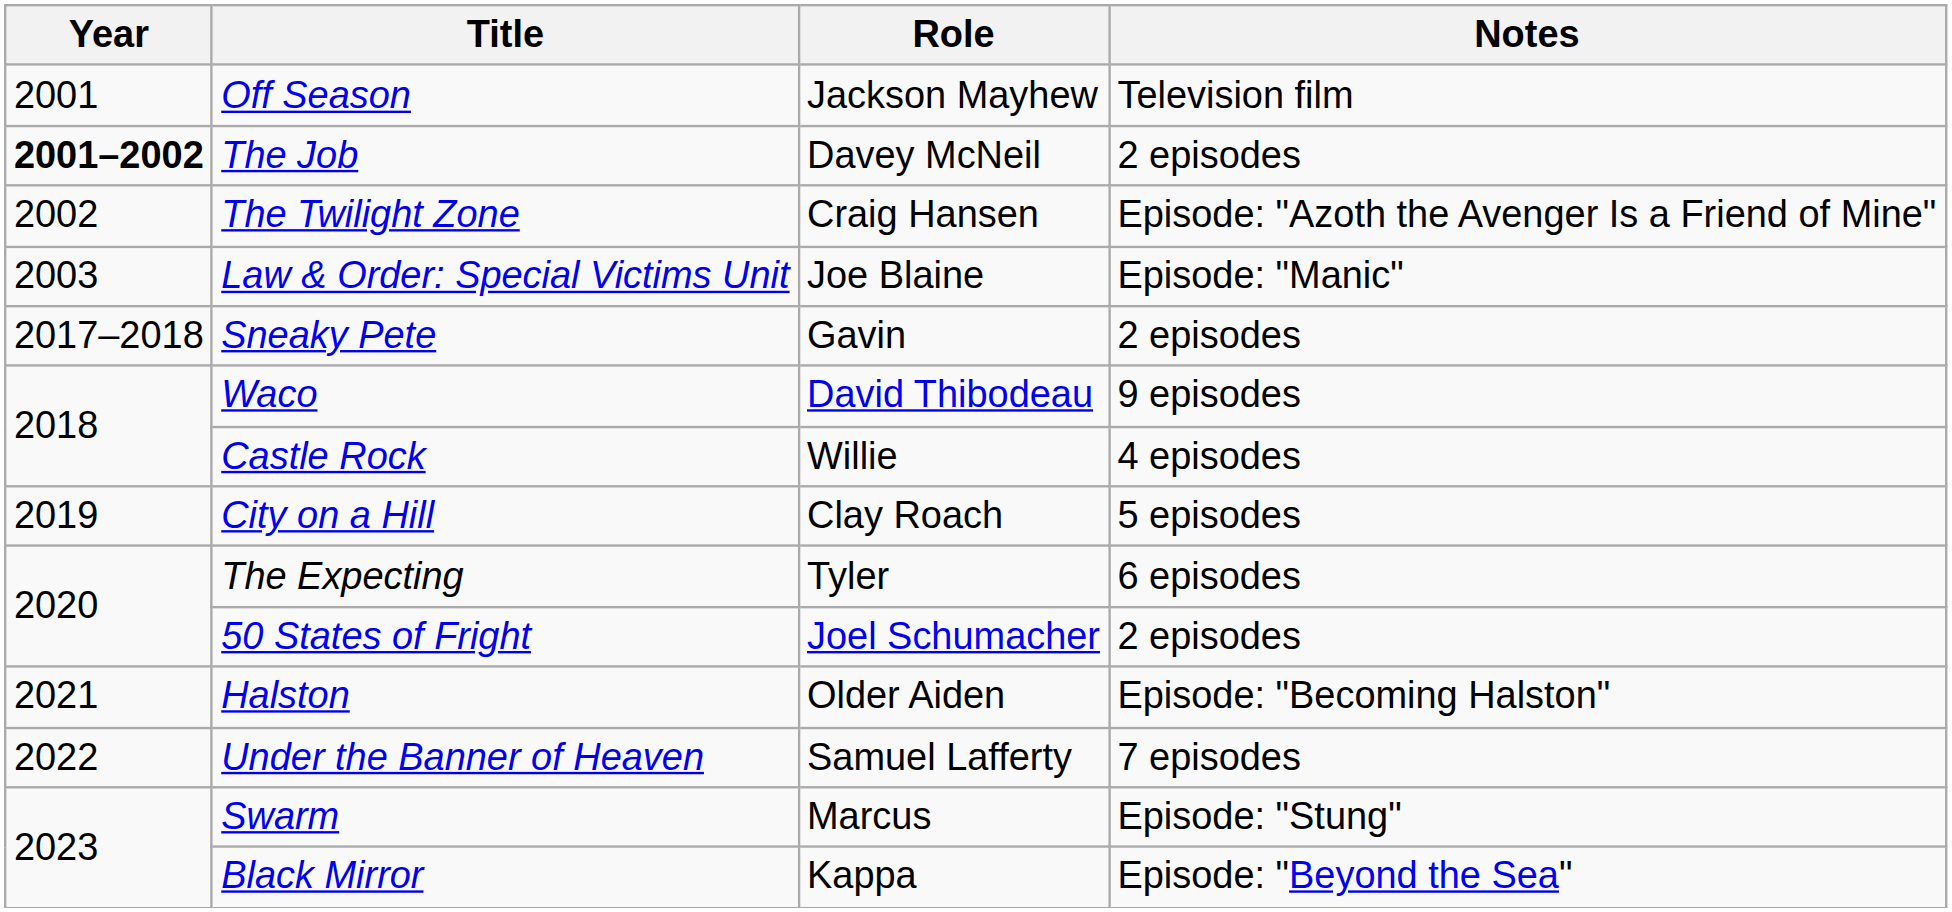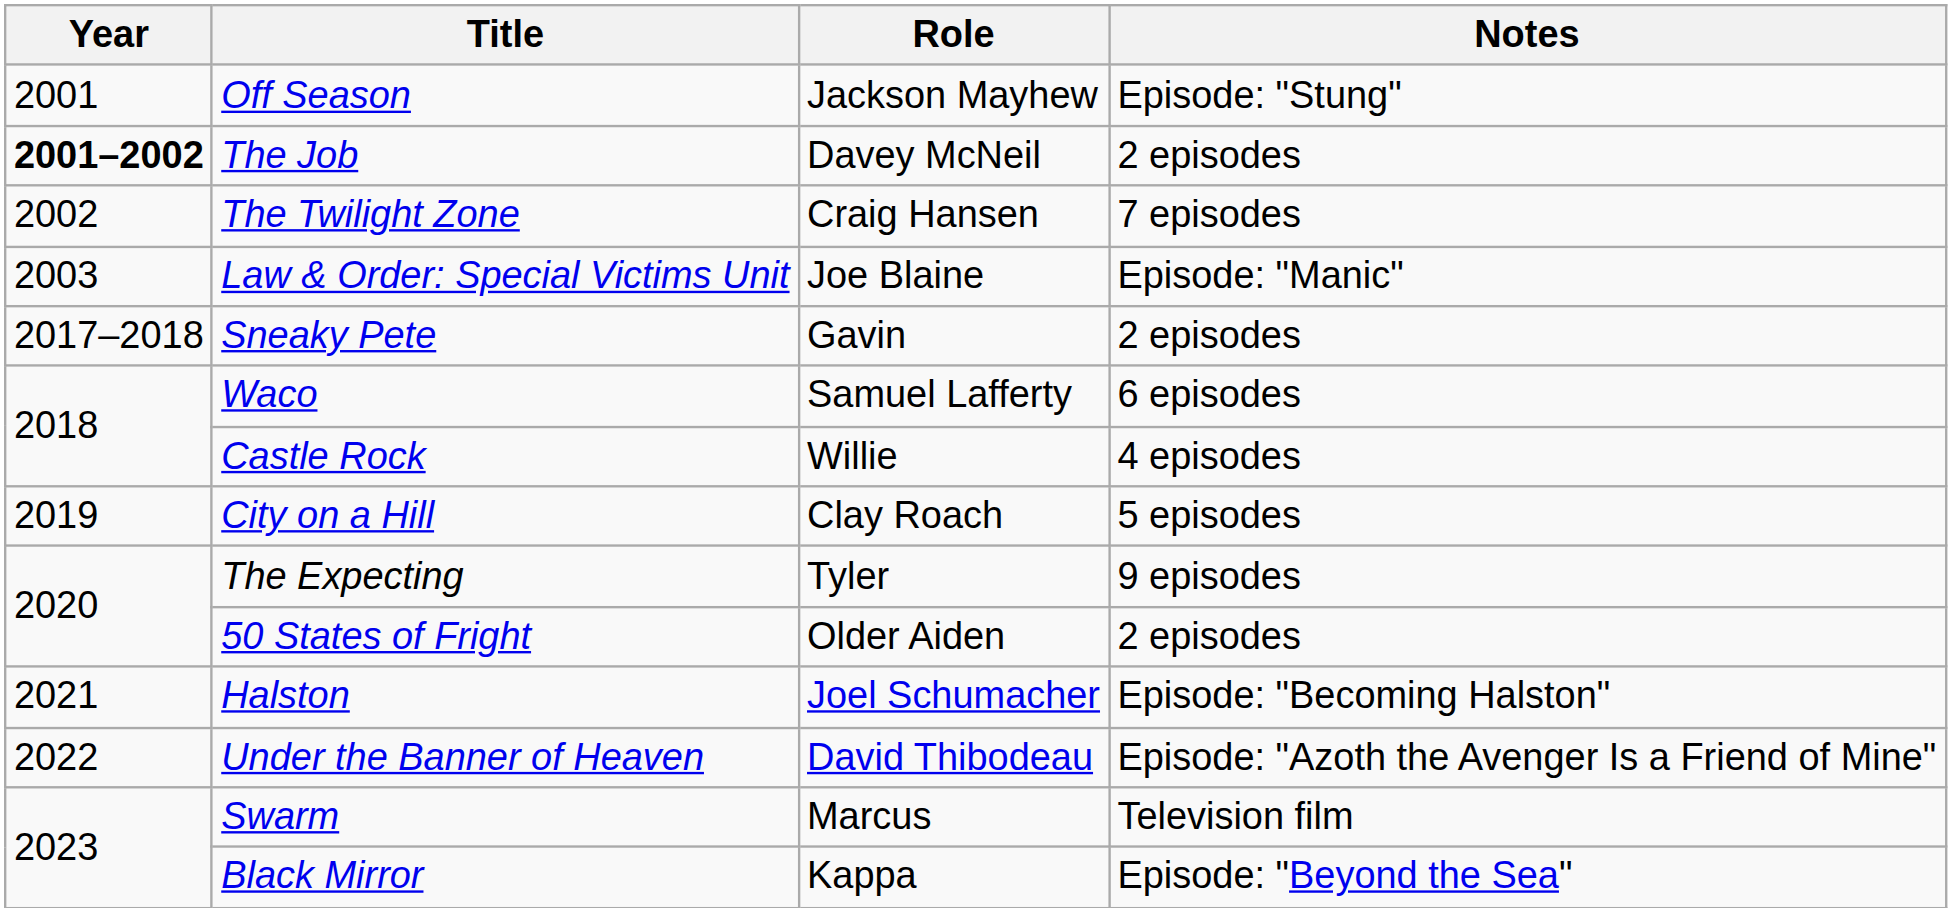(1236, 94) Television film -> (1260, 94) Episode: "Stung"
(1527, 214) Episode: "Azoth the Avenger Is a Friend of Mine" -> (1209, 214) 7 episodes
(950, 395) David Thibodeau -> (939, 395) Samuel Lafferty
(1209, 395) 9 episodes -> (1209, 395) 6 episodes
(1209, 575) 6 episodes -> (1209, 575) 9 episodes
(954, 635) Joel Schumacher -> (906, 635) Older Aiden
(906, 696) Older Aiden -> (954, 696) Joel Schumacher
(939, 756) Samuel Lafferty -> (950, 756) David Thibodeau
(1209, 756) 7 episodes -> (1527, 756) Episode: "Azoth the Avenger Is a Friend of Mine"
(1260, 816) Episode: "Stung" -> (1236, 816) Television film
